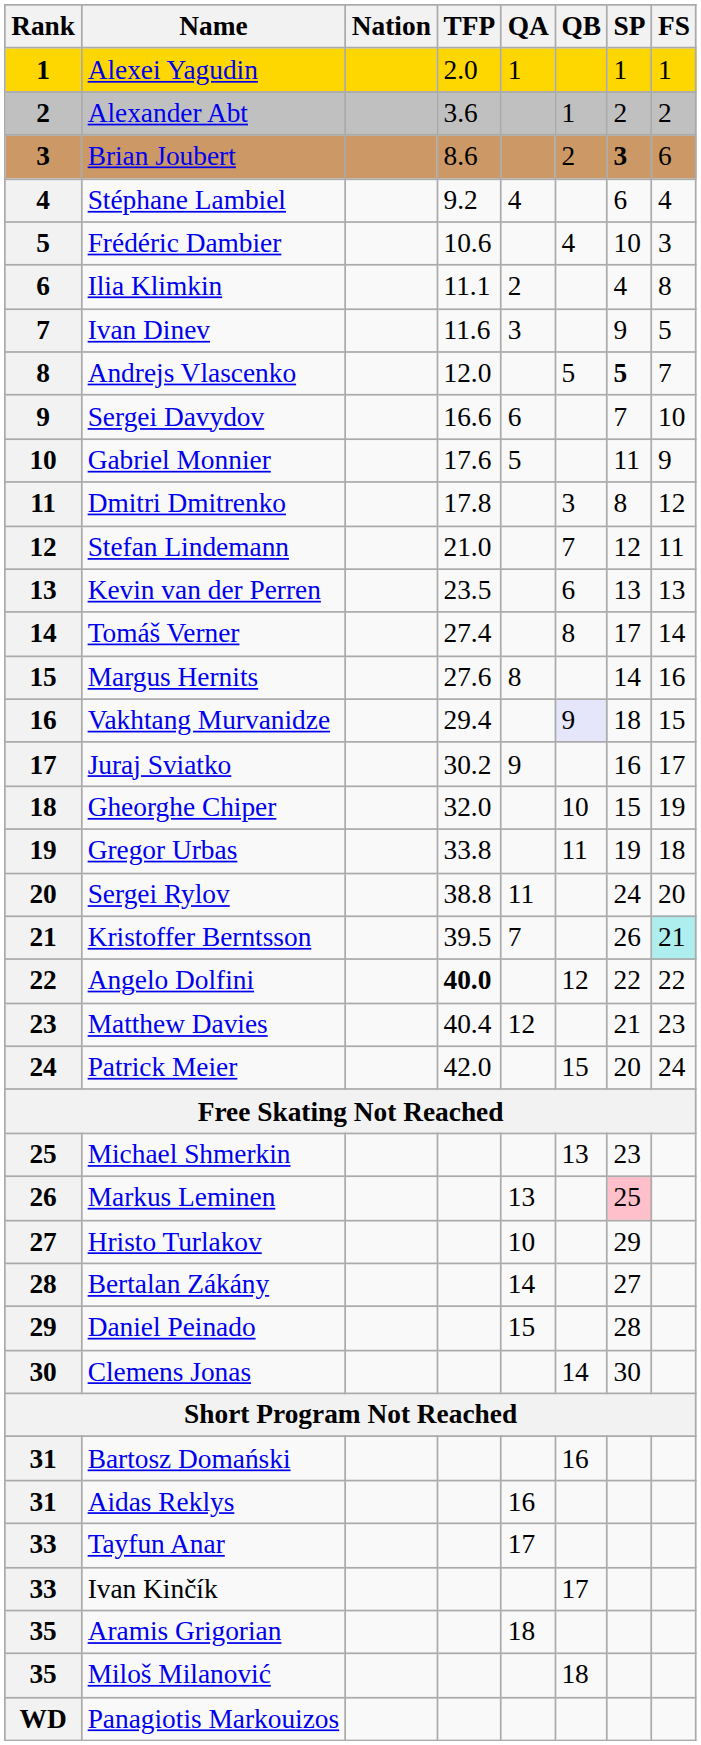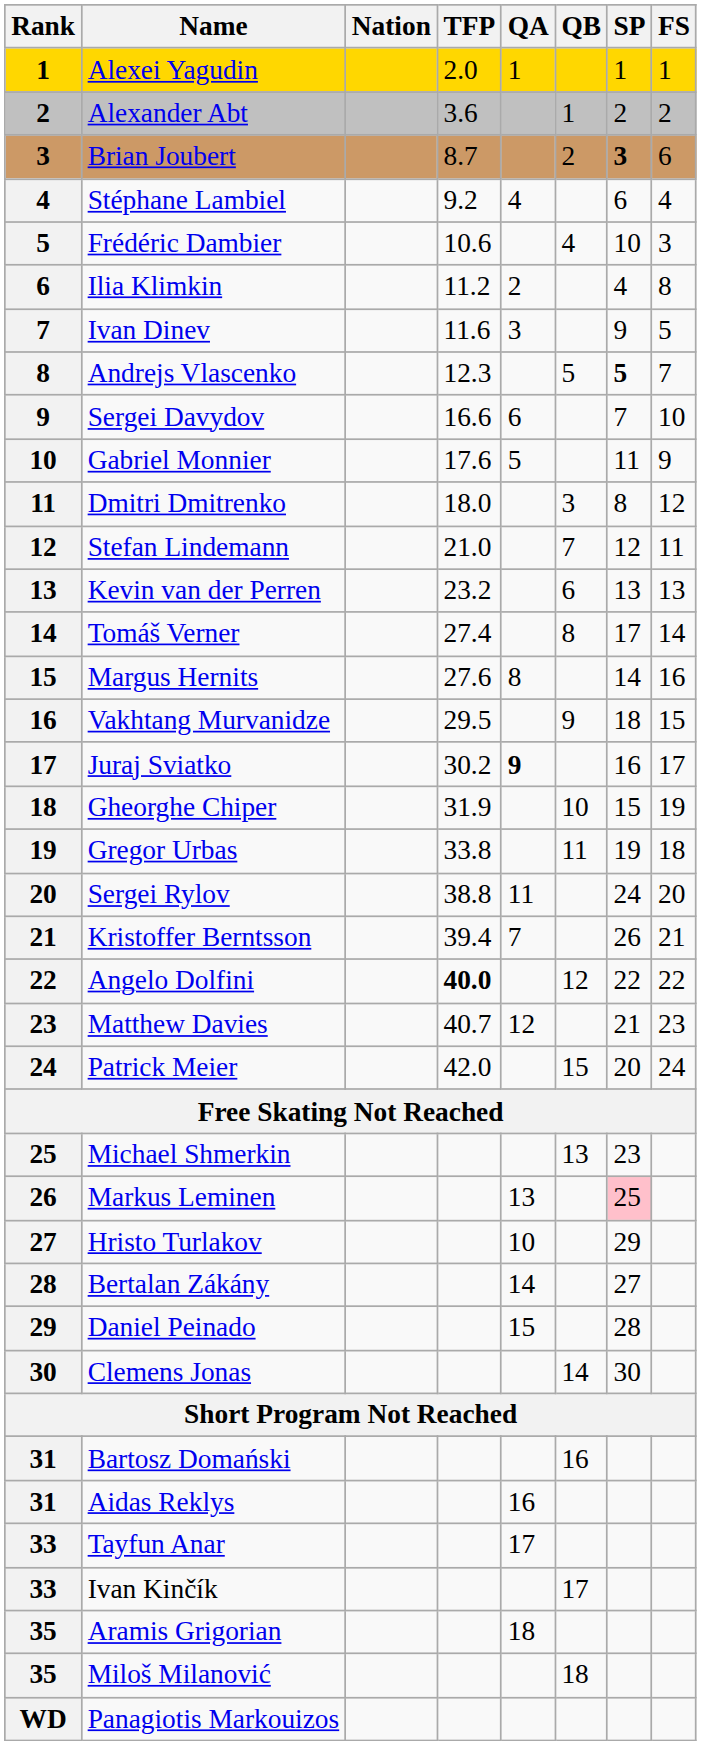(461, 156) 8.6 -> (461, 156) 8.7
(467, 286) 11.1 -> (467, 286) 11.2
(467, 373) 12.0 -> (467, 373) 12.3
(467, 503) 17.8 -> (467, 503) 18.0
(467, 590) 23.5 -> (467, 590) 23.2
(467, 720) 29.4 -> (467, 720) 29.5
(568, 720) lavender background -> (568, 720) no background
(515, 763) normal -> (515, 763) bold
(467, 807) 32.0 -> (467, 807) 31.9
(467, 937) 39.5 -> (467, 937) 39.4
(672, 937) paleturquoise background -> (672, 937) no background
(467, 1024) 40.4 -> (467, 1024) 40.7
